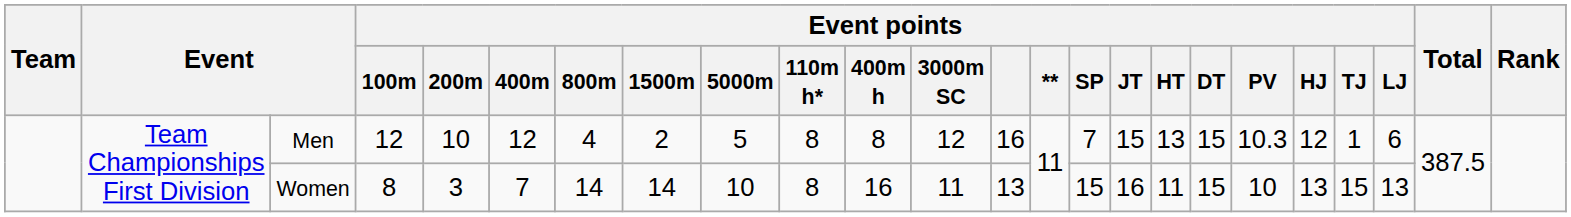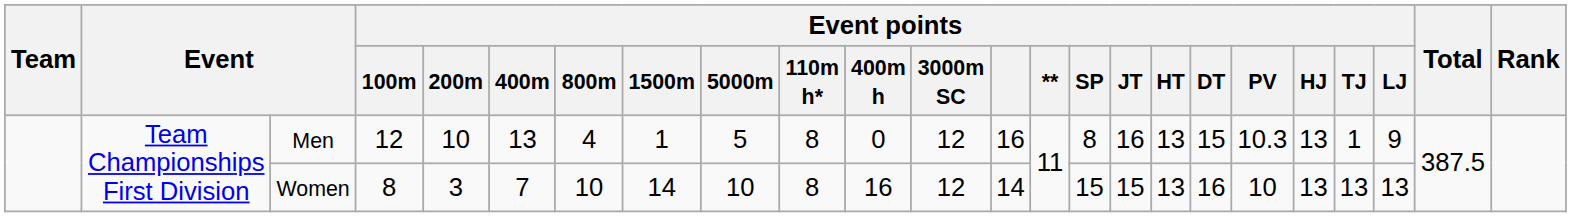(522, 139) 12 -> (522, 139) 13
(662, 139) 2 -> (662, 139) 1
(878, 139) 8 -> (878, 139) 0
(1090, 139) 7 -> (1090, 139) 8
(1130, 139) 15 -> (1130, 139) 16
(1314, 139) 12 -> (1314, 139) 13
(1395, 139) 6 -> (1395, 139) 9
(589, 188) 14 -> (589, 188) 10
(951, 188) 11 -> (951, 188) 12
(1010, 188) 13 -> (1010, 188) 14
(1130, 188) 16 -> (1130, 188) 15
(1171, 188) 11 -> (1171, 188) 13
(1211, 188) 15 -> (1211, 188) 16
(1354, 188) 15 -> (1354, 188) 13
